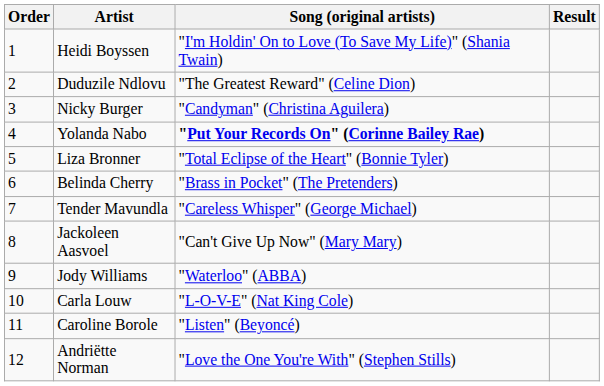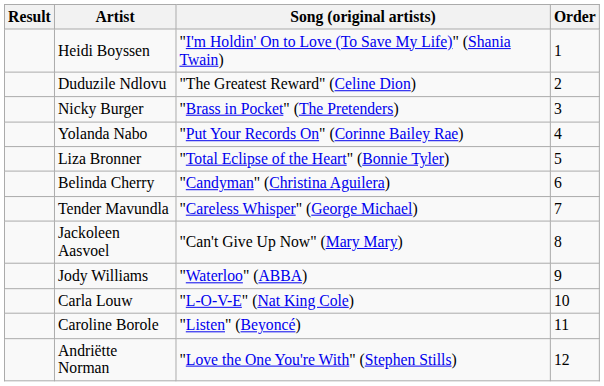columns swapped: (29, 16) <-> (574, 16)
(284, 109) "Candyman" (Christina Aguilera) -> (289, 109) "Brass in Pocket" (The Pretenders)
(331, 134) bold -> (321, 134) normal
(288, 183) "Brass in Pocket" (The Pretenders) -> (285, 183) "Candyman" (Christina Aguilera)
